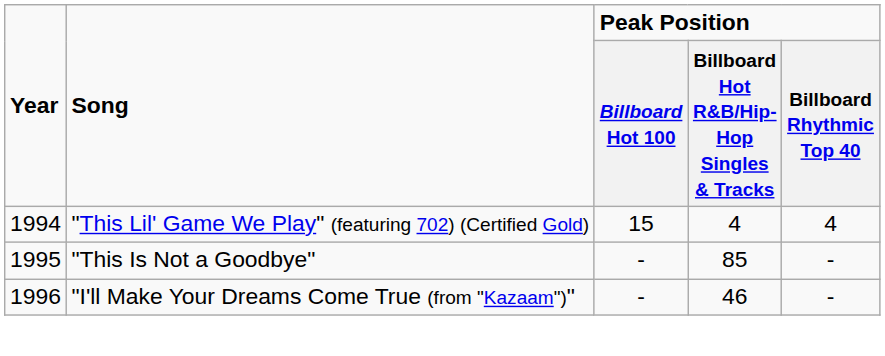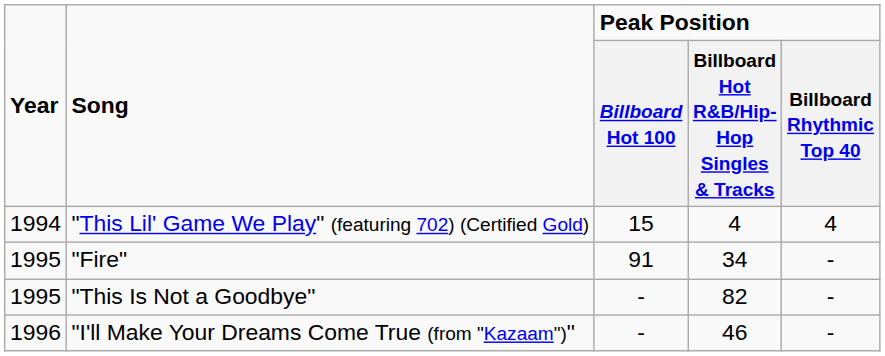+ row: (99, 260)
(735, 260) 85 -> (735, 296) 82
